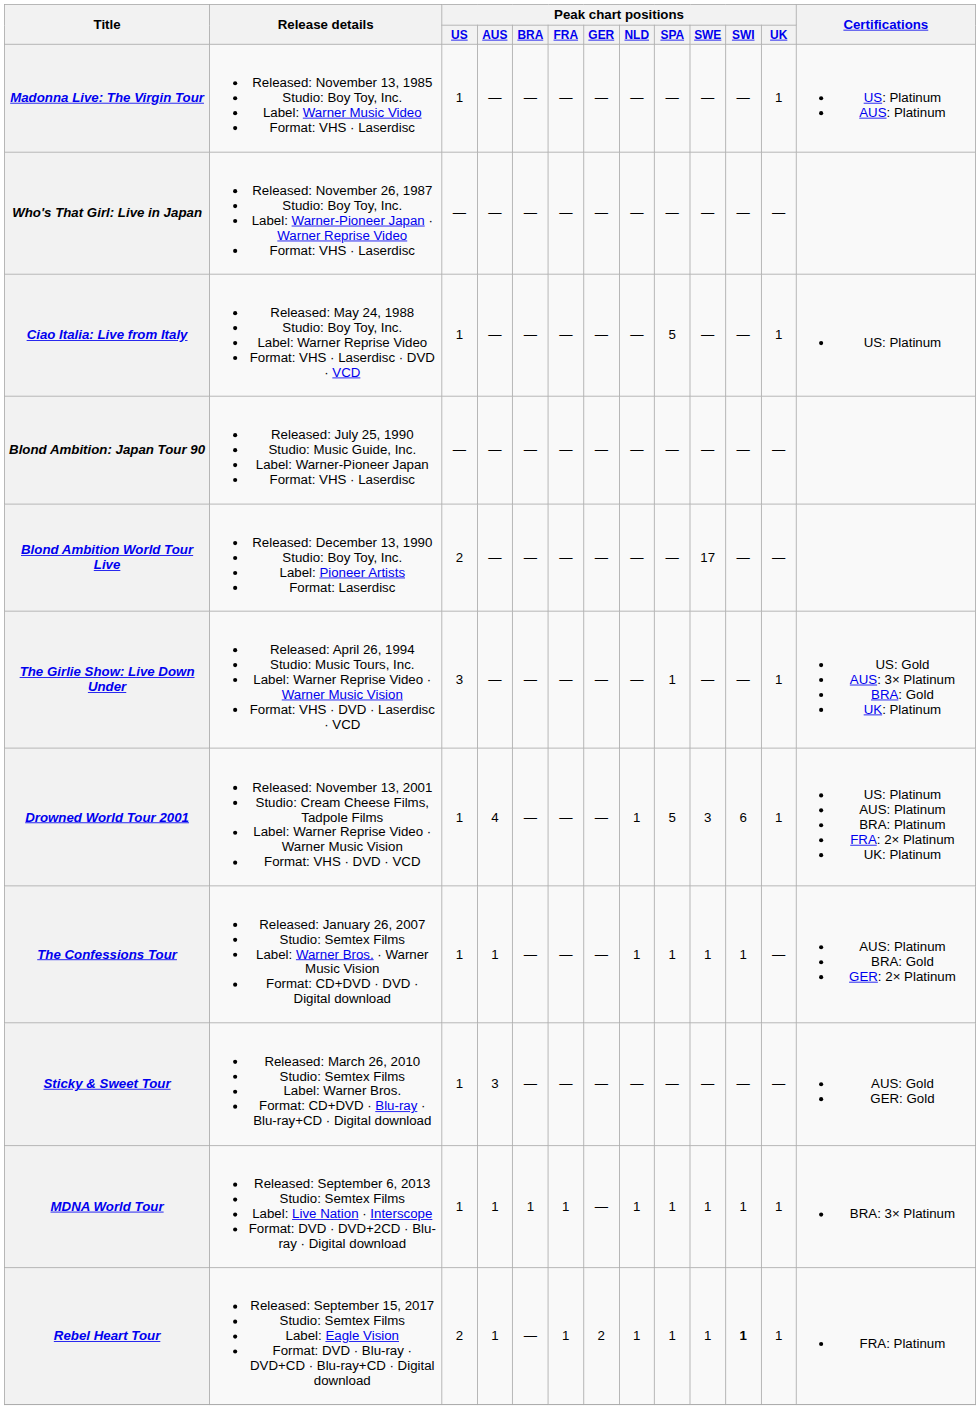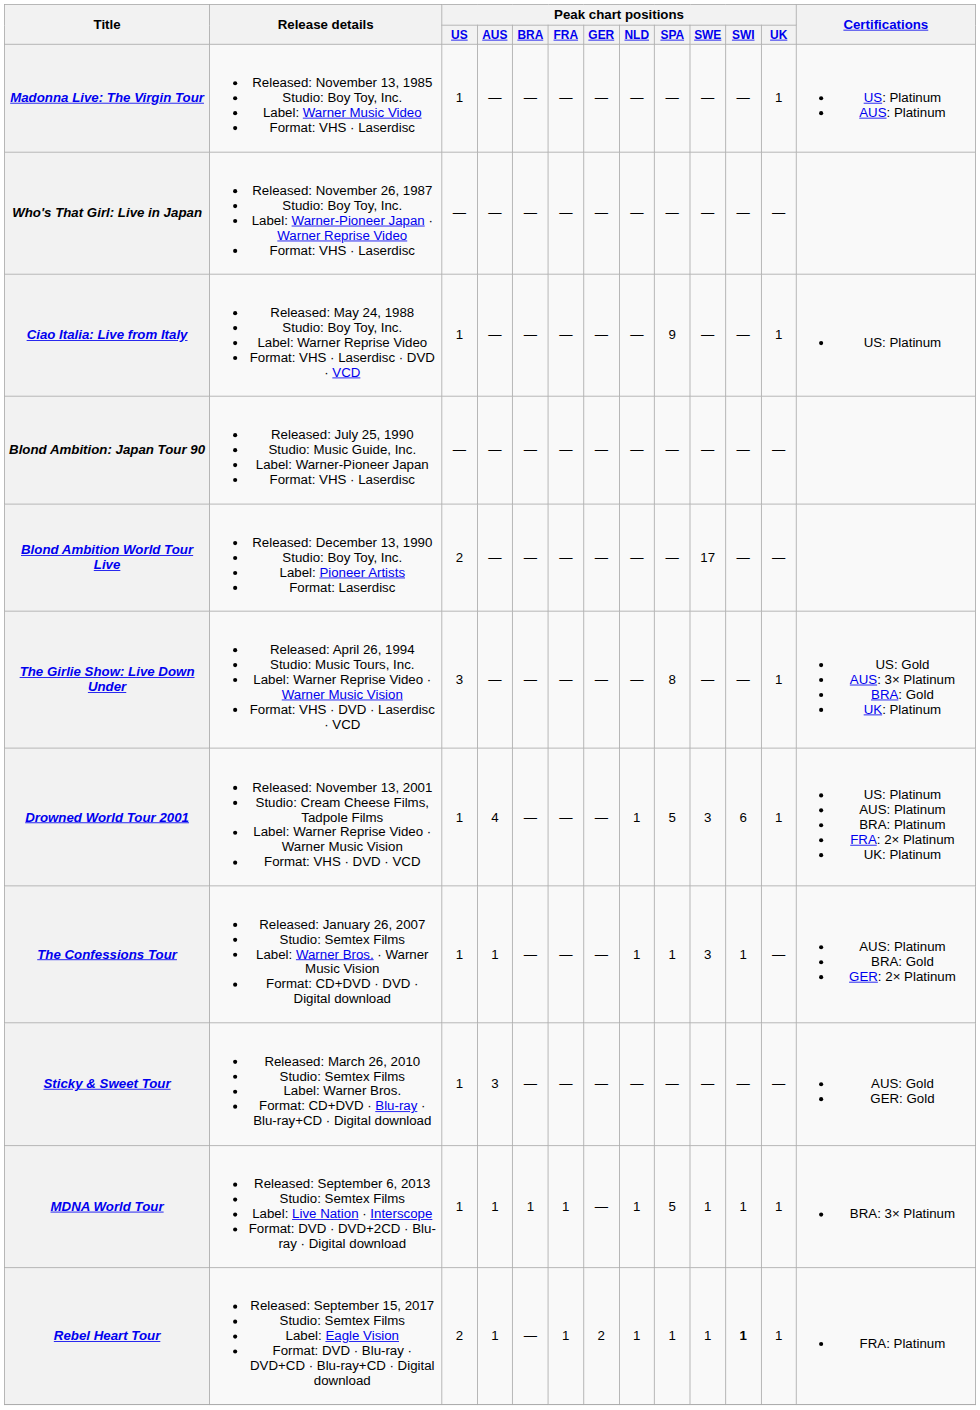(672, 335) 5 -> (672, 335) 9
(672, 679) 1 -> (672, 679) 8
(708, 954) 1 -> (708, 954) 3
(672, 1206) 1 -> (672, 1206) 5
